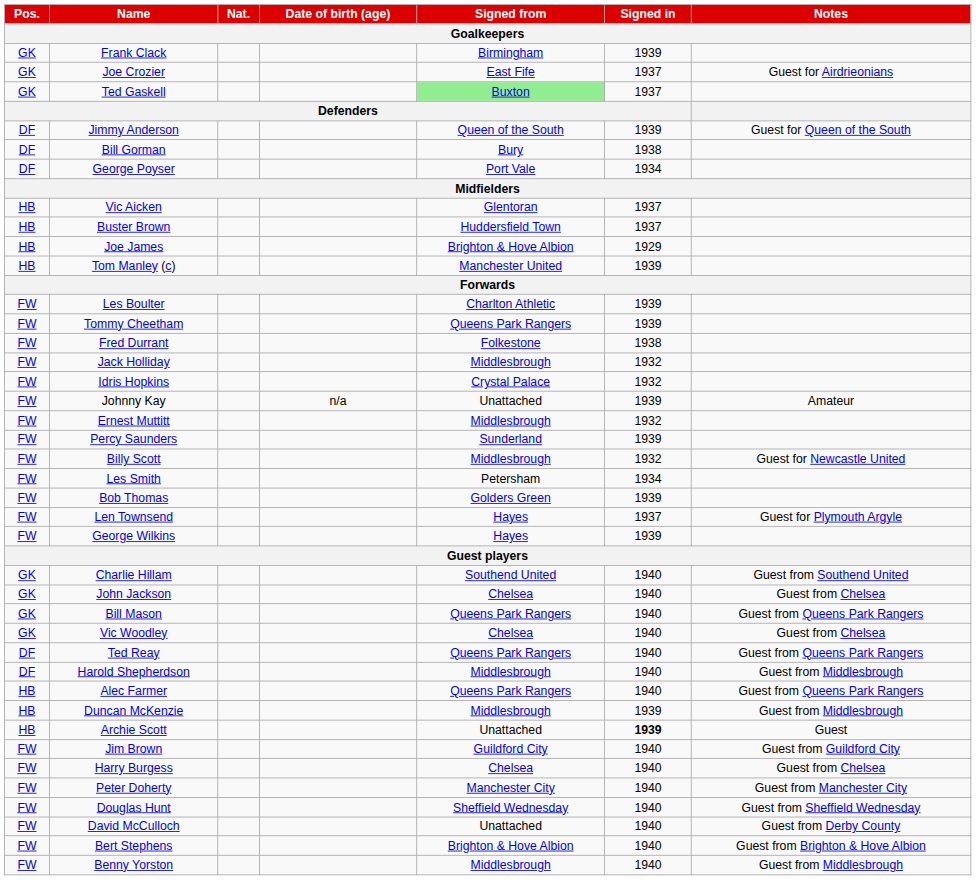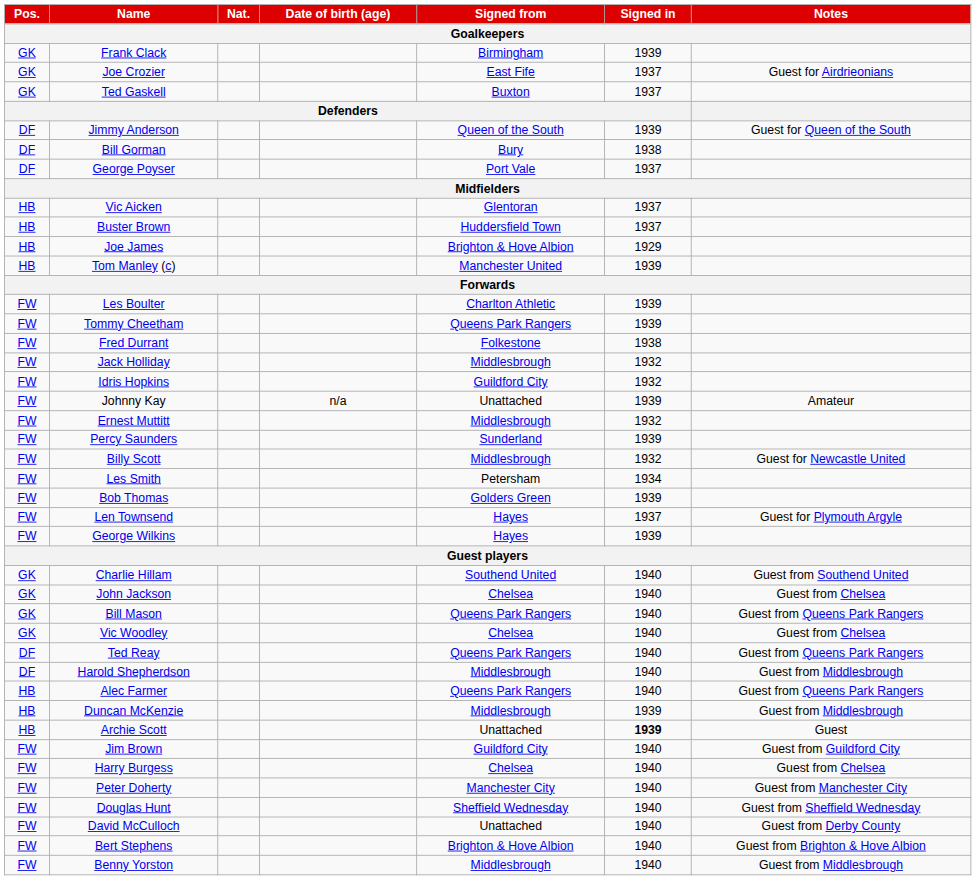(511, 92) lightgreen background -> (511, 92) no background
(648, 169) 1934 -> (648, 169) 1937
(511, 382) Crystal Palace -> (511, 382) Guildford City
